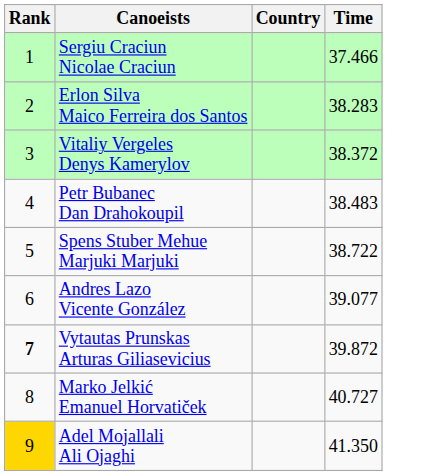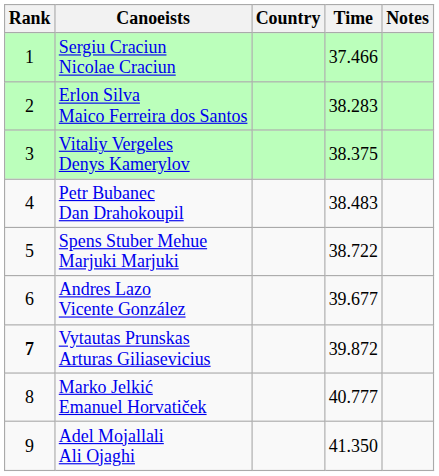+ column: (408, 18)
(353, 154) 38.372 -> (353, 154) 38.375
(353, 300) 39.077 -> (353, 300) 39.677
(353, 397) 40.727 -> (353, 397) 40.777
(30, 445) gold background -> (30, 445) no background
